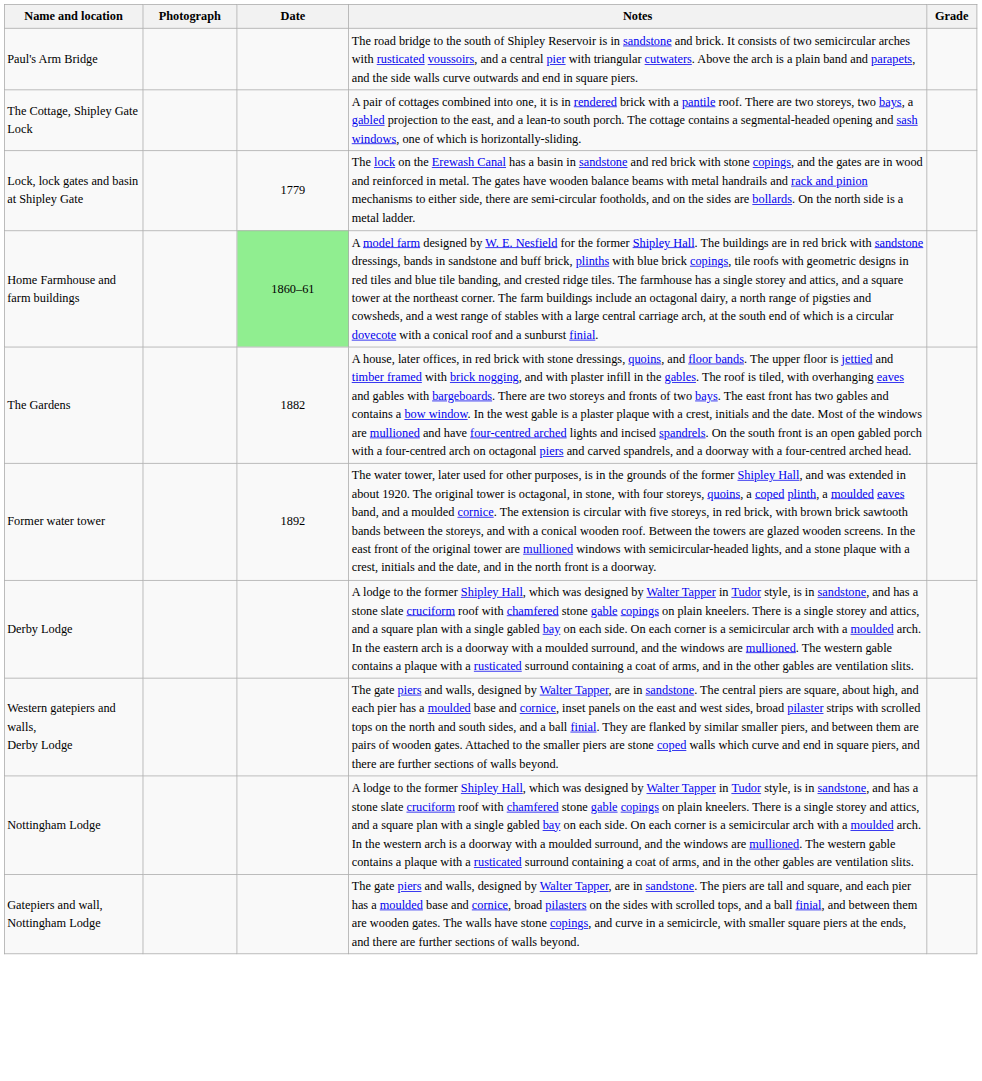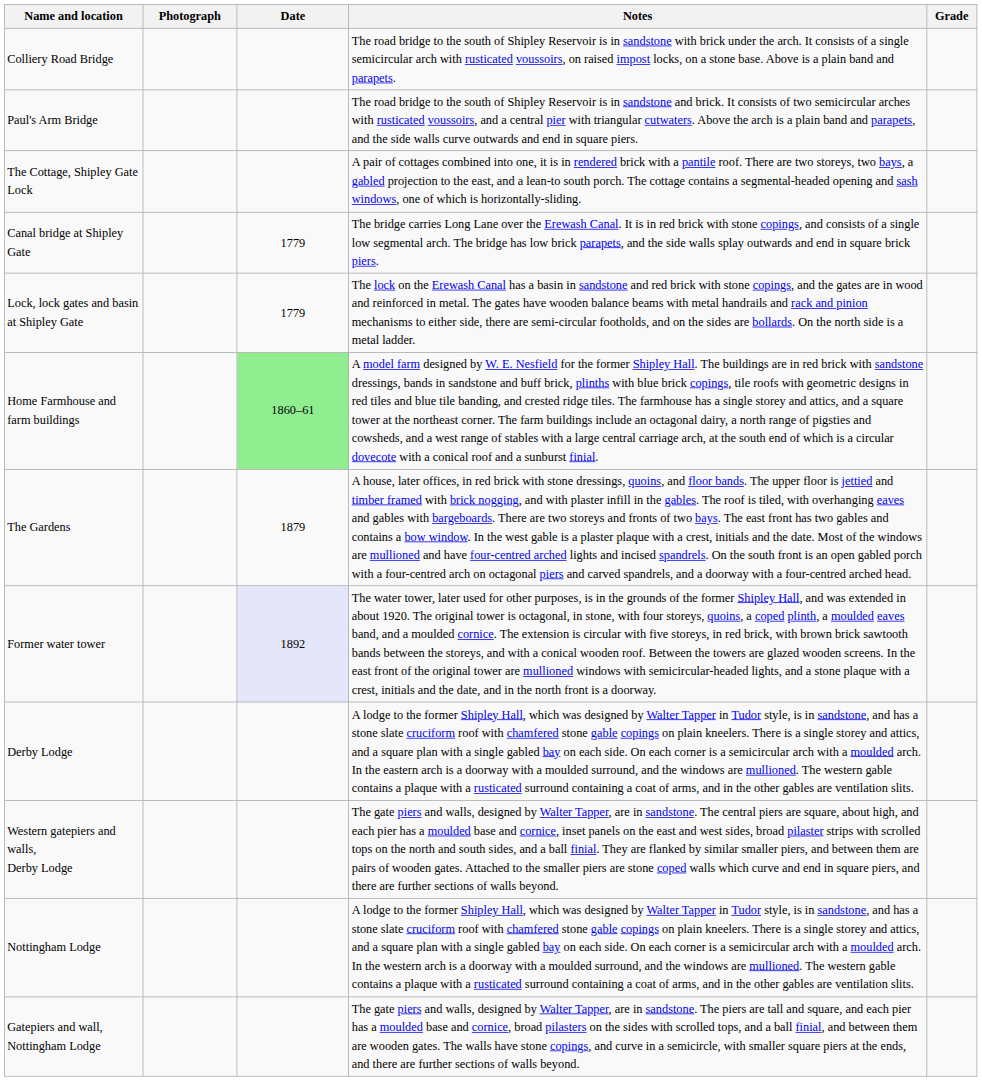+ row: (60, 59)
+ row: (65, 242)
(293, 405) 1882 -> (293, 527) 1879
(293, 521) no background -> (293, 644) lavender background
